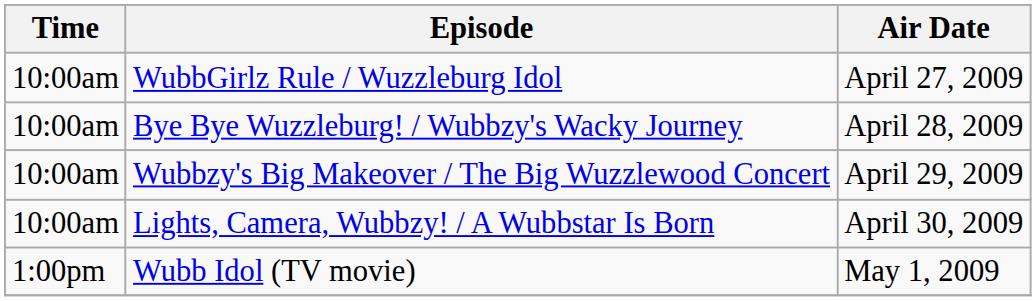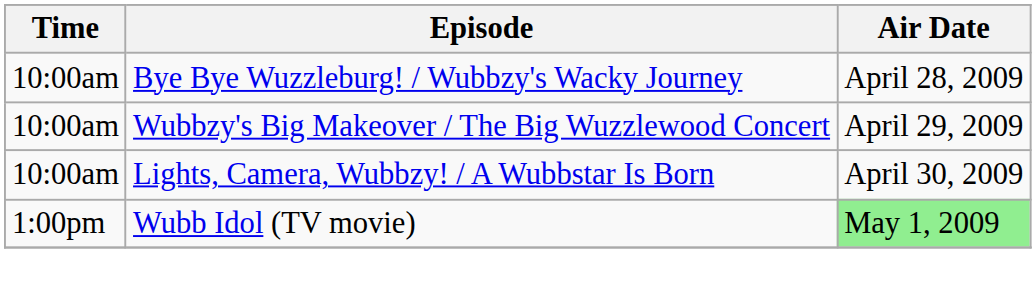- row: (348, 77)
(922, 271) no background -> (922, 222) lightgreen background
